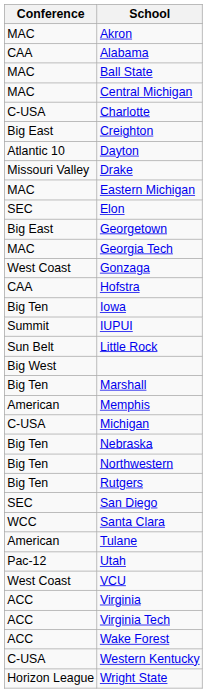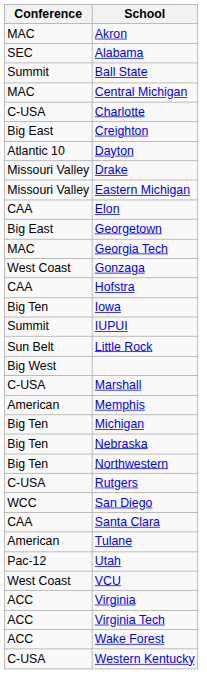(20, 53) CAA -> (20, 53) SEC
(21, 72) MAC -> (28, 72) Summit
(21, 190) MAC -> (48, 190) Missouri Valley
(20, 209) SEC -> (20, 209) CAA
(28, 385) Big Ten -> (26, 385) C-USA
(26, 424) C-USA -> (28, 424) Big Ten
(28, 483) Big Ten -> (26, 483) C-USA
(20, 502) SEC -> (22, 502) WCC
(22, 522) WCC -> (20, 522) CAA
- row: (134, 678)
